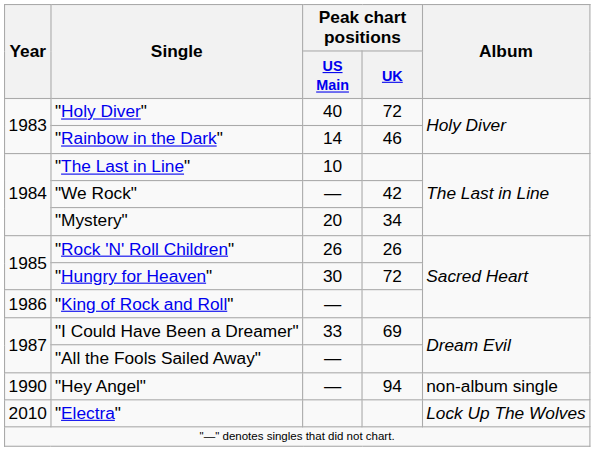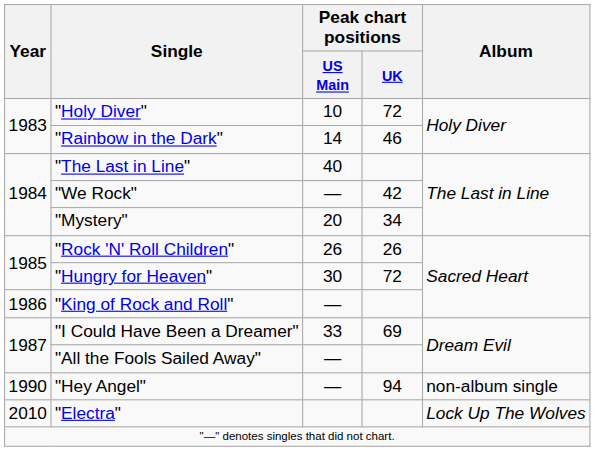(333, 111) 40 -> (333, 111) 10
(333, 166) 10 -> (333, 166) 40
